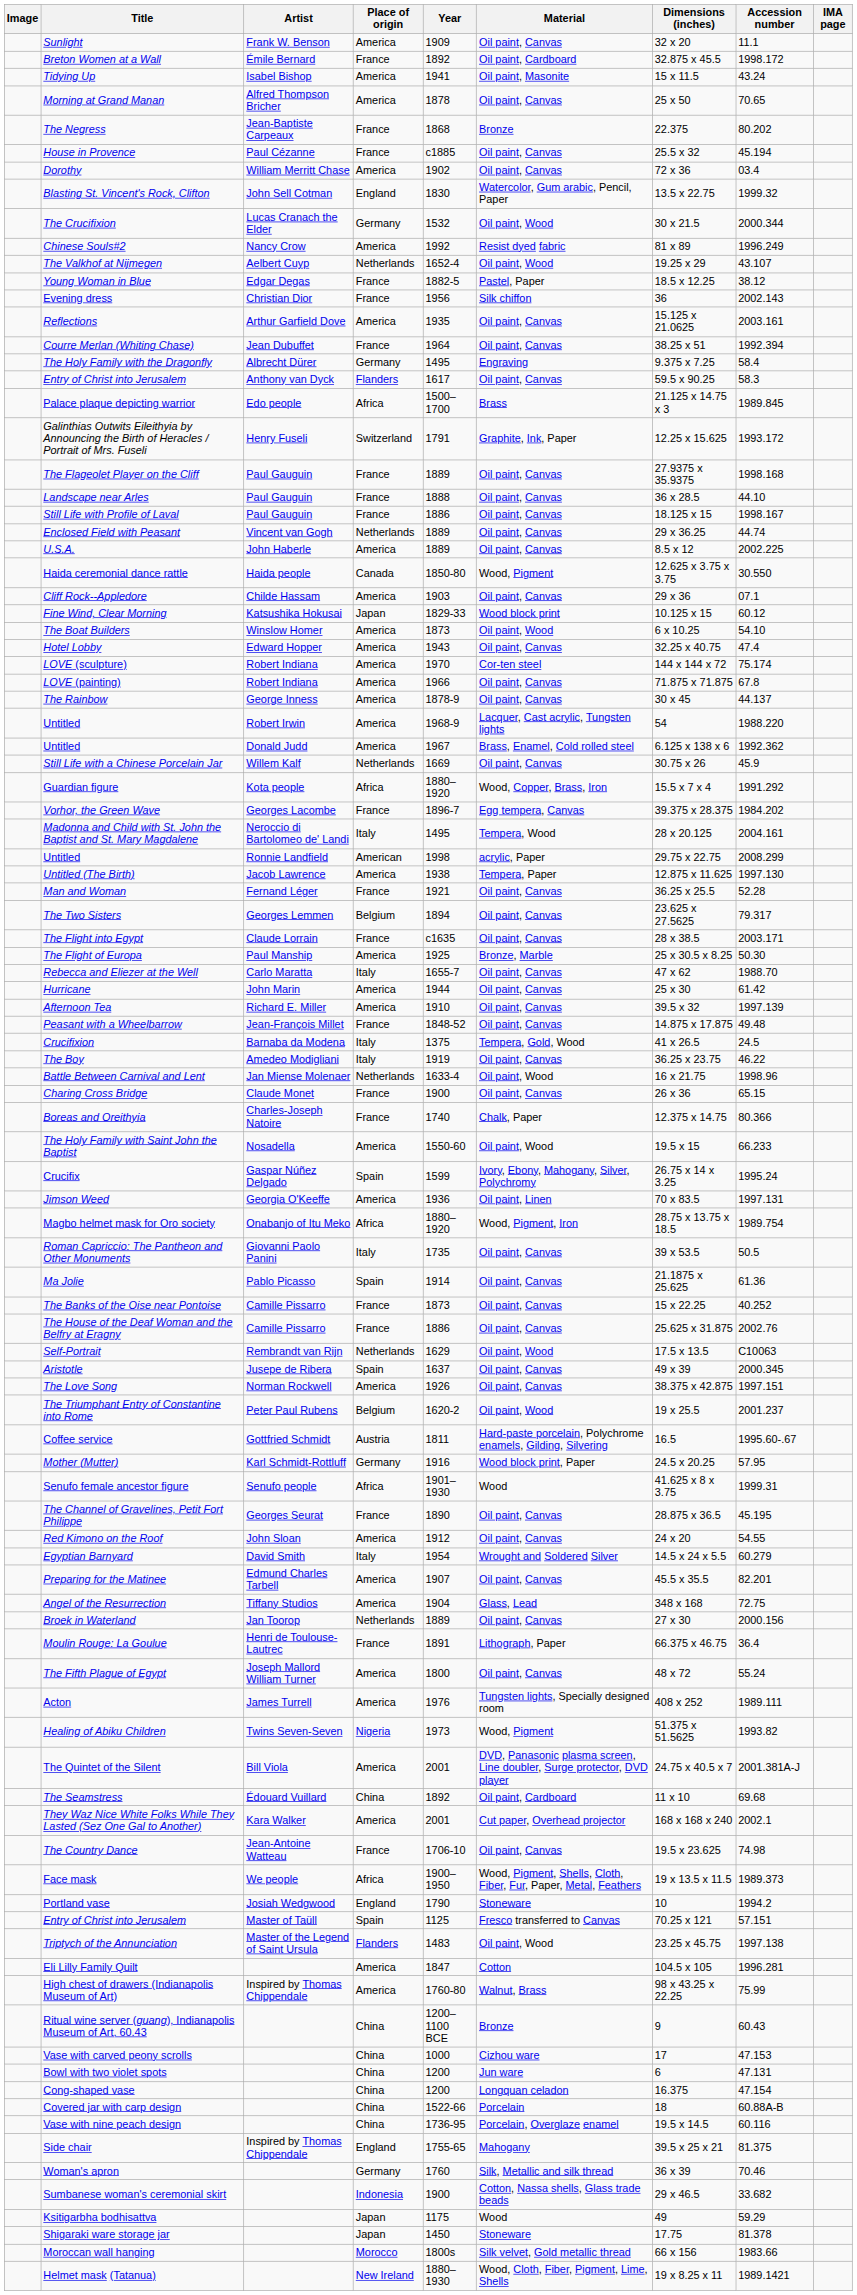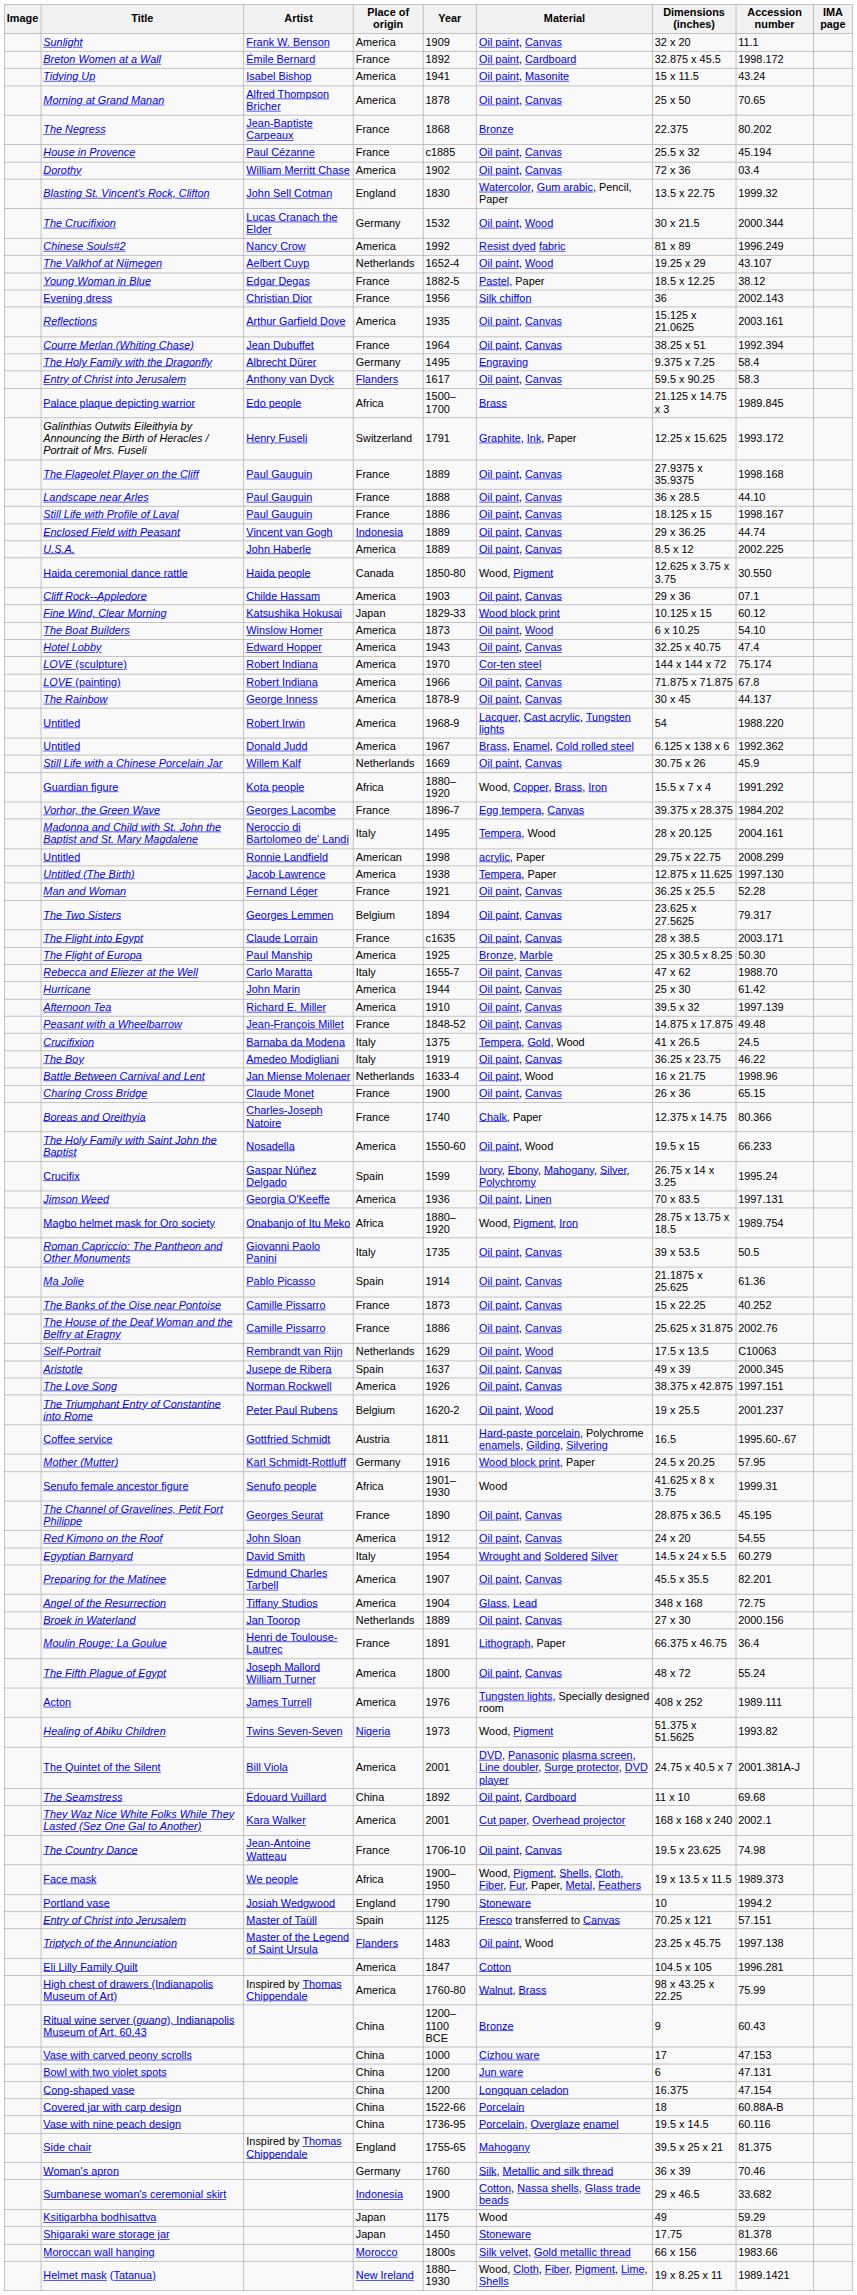(385, 532) Netherlands -> (379, 532) Indonesia
